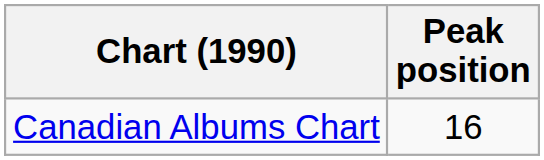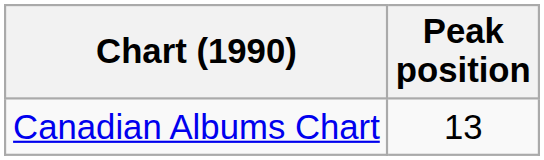(463, 126) 16 -> (463, 126) 13
